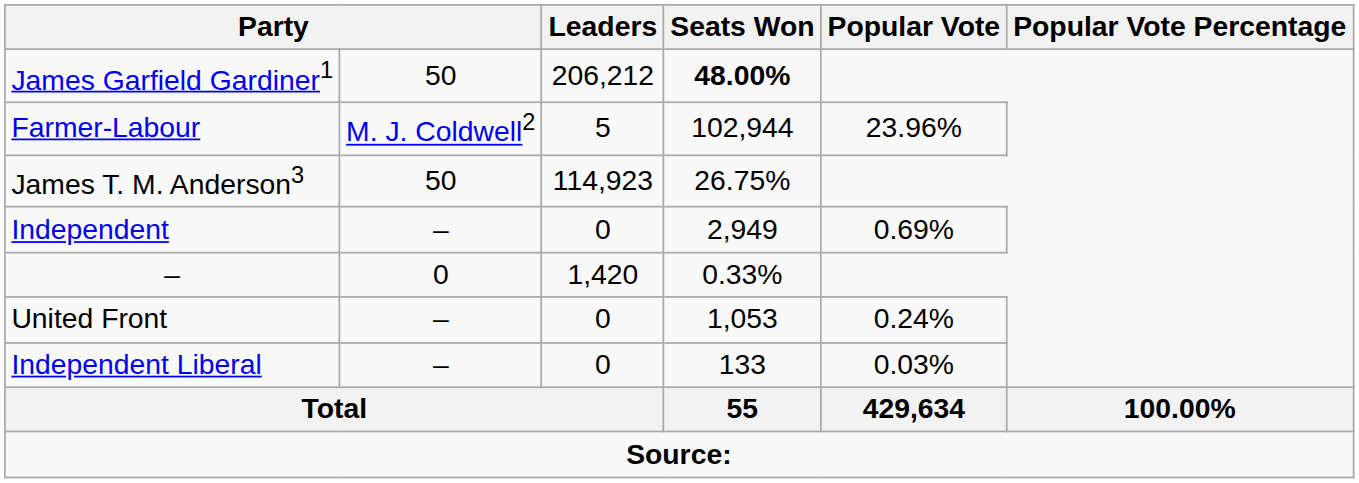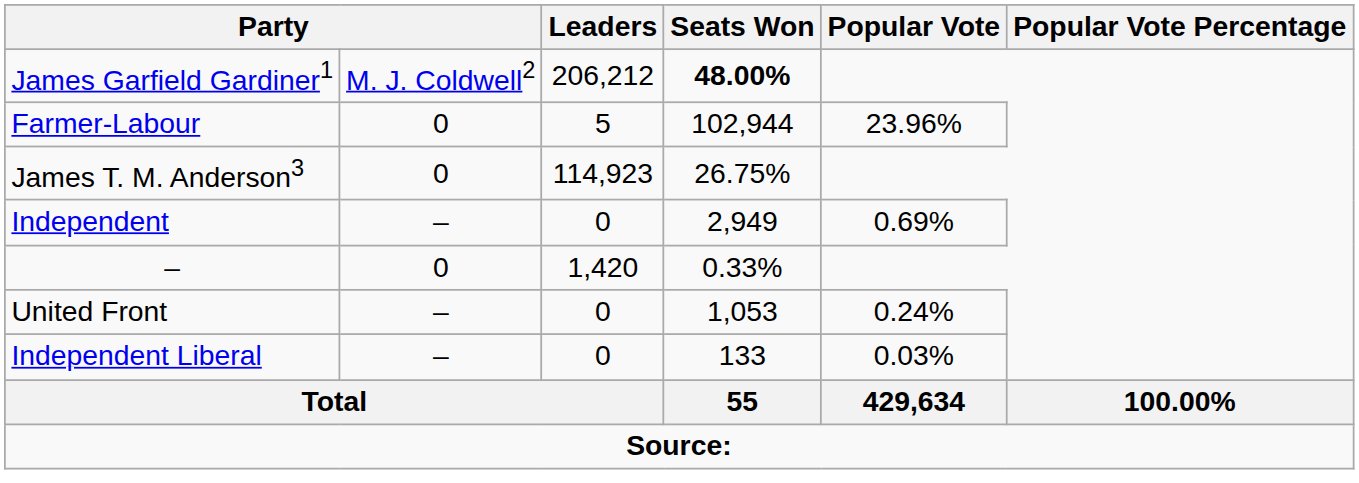(441, 75) 50 -> (441, 75) M. J. Coldwell2
(441, 128) M. J. Coldwell2 -> (441, 124) 0
(441, 180) 50 -> (441, 173) 0
